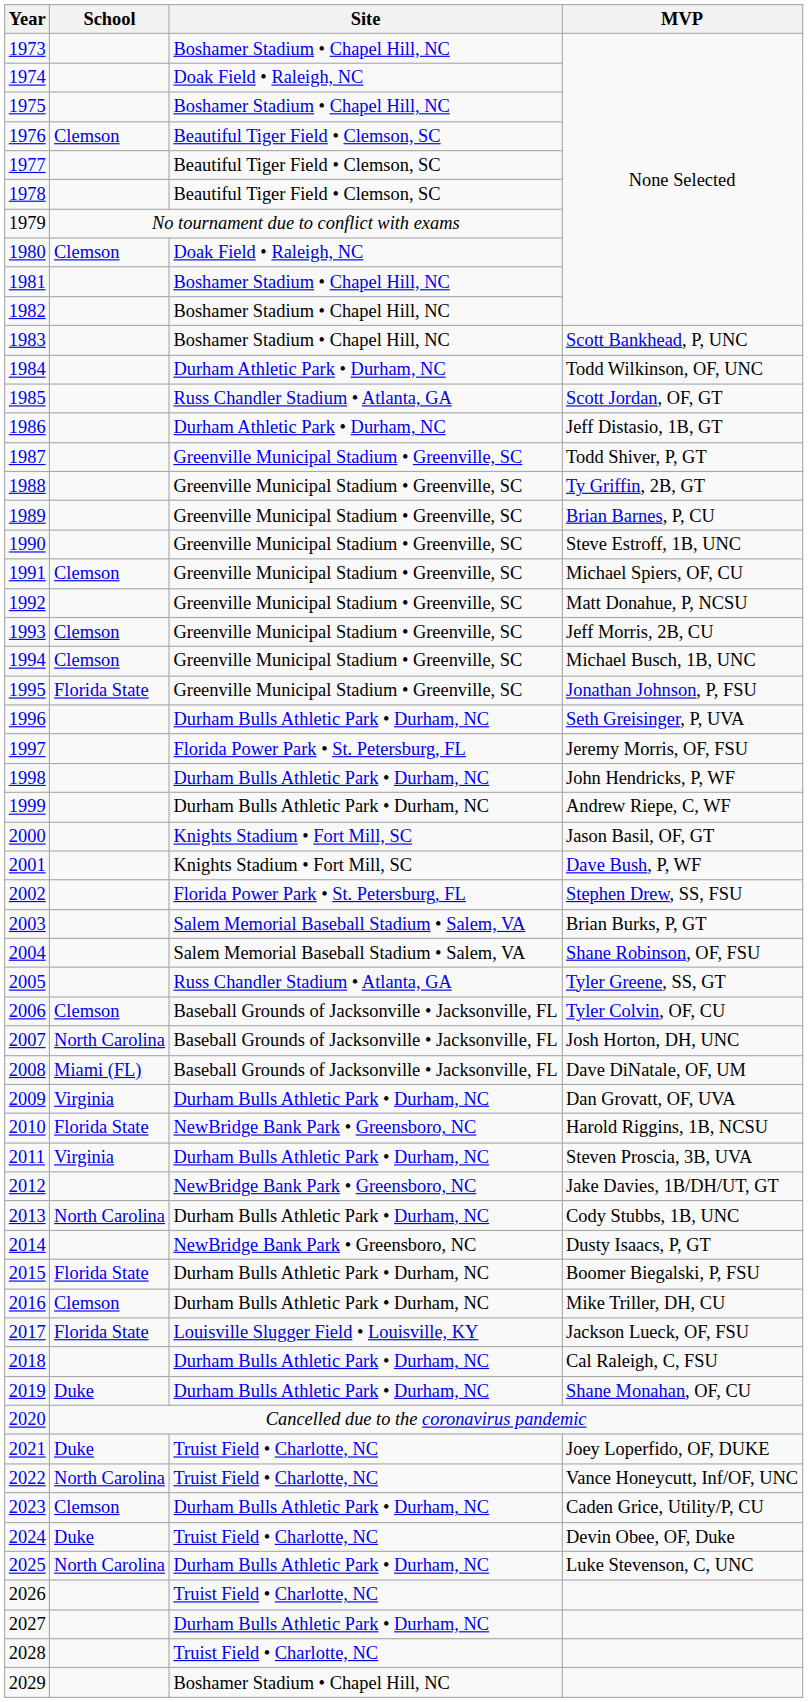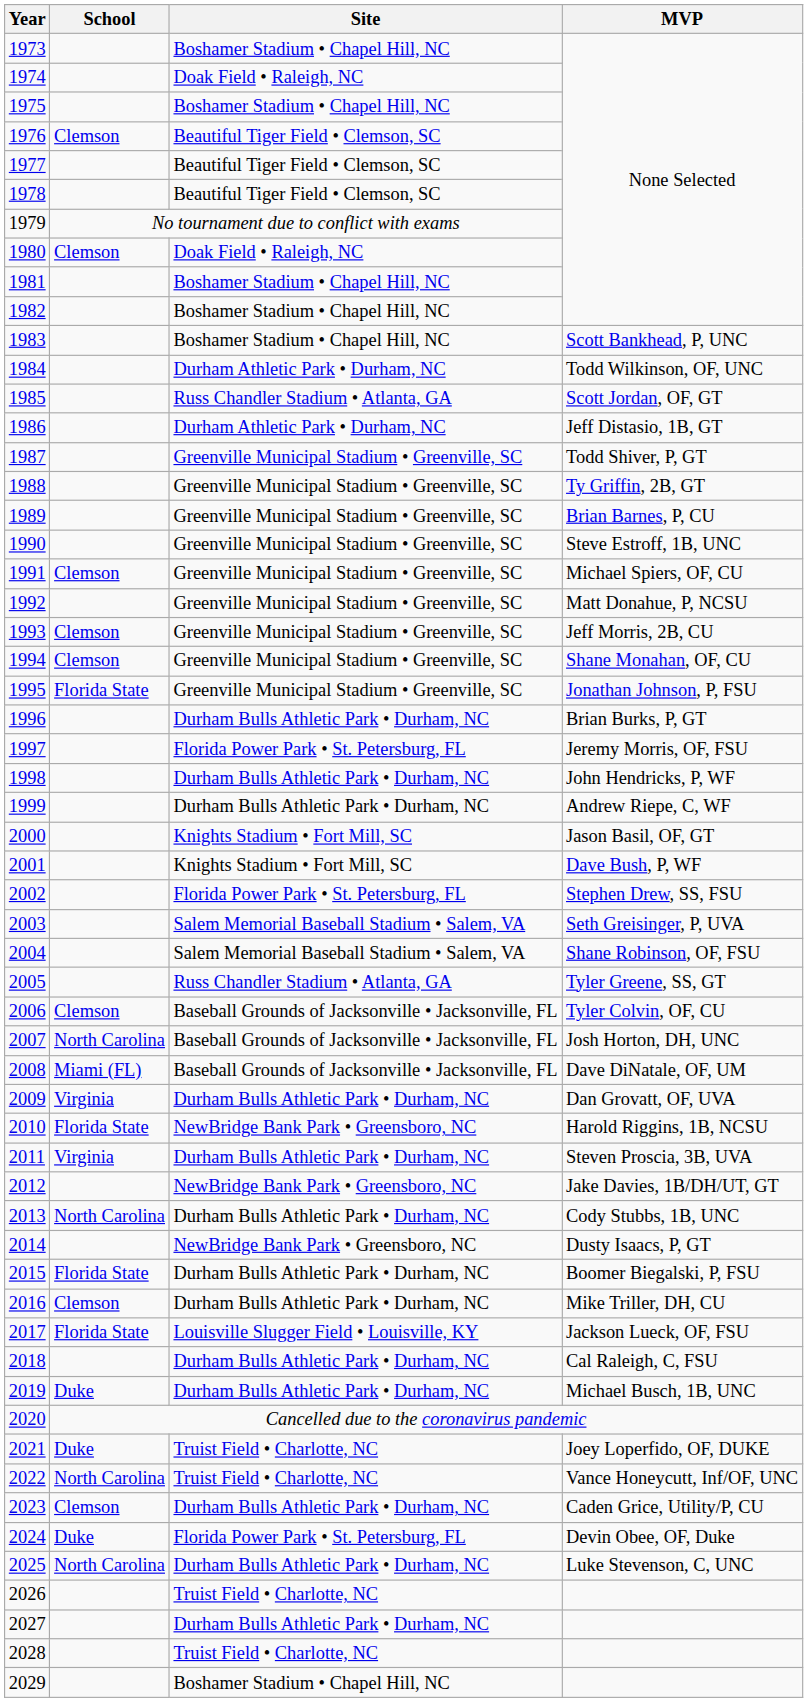(661, 661) Michael Busch, 1B, UNC -> (659, 661) Shane Monahan, OF, CU
(655, 719) Seth Greisinger, P, UVA -> (636, 719) Brian Burks, P, GT
(636, 923) Brian Burks, P, GT -> (655, 923) Seth Greisinger, P, UVA
(659, 1390) Shane Monahan, OF, CU -> (661, 1390) Michael Busch, 1B, UNC
(276, 1536) Truist Field • Charlotte, NC -> (320, 1536) Florida Power Park • St. Petersburg, FL
